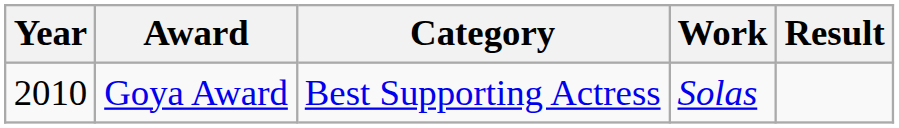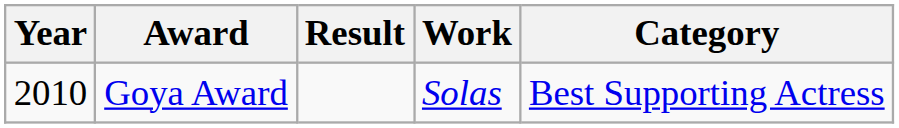columns swapped: (483, 33) <-> (835, 33)
